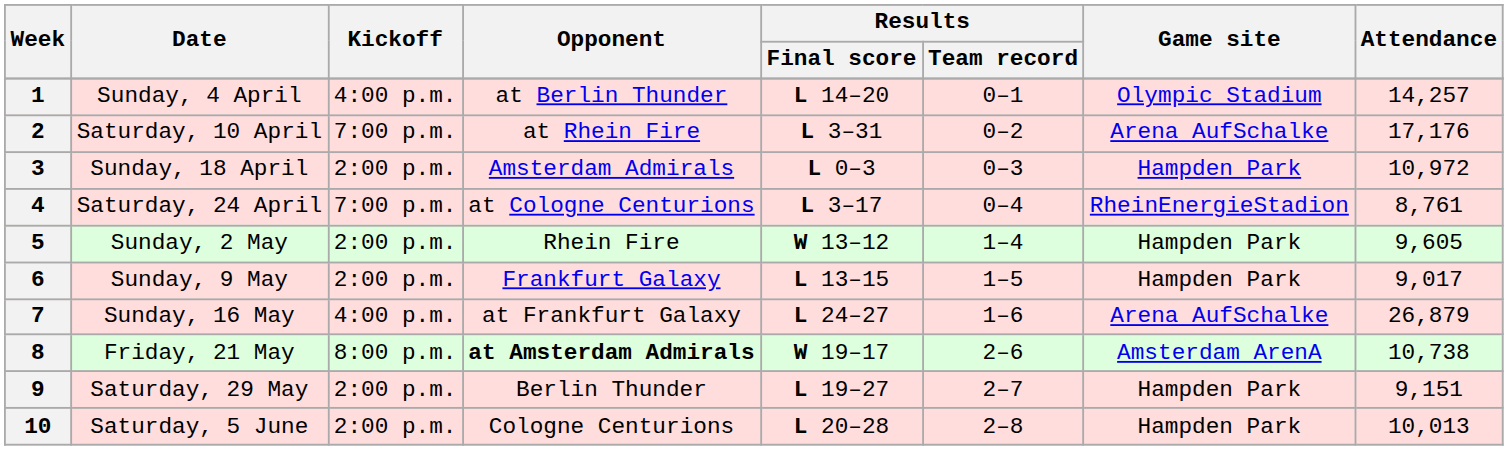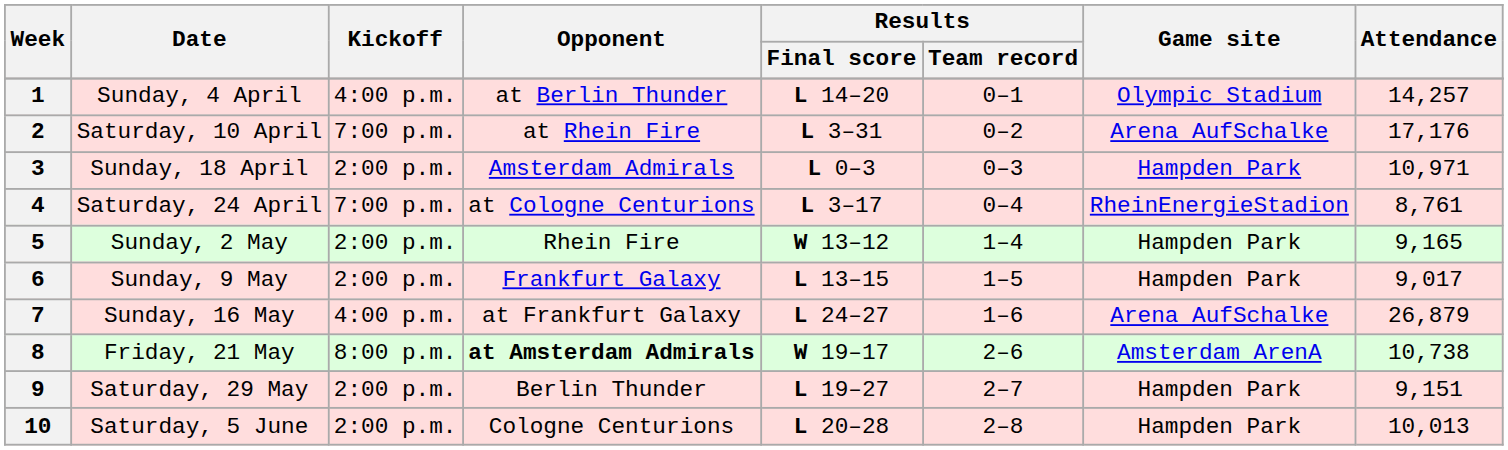(1429, 170) 10,972 -> (1429, 170) 10,971
(1429, 244) 9,605 -> (1429, 244) 9,165
